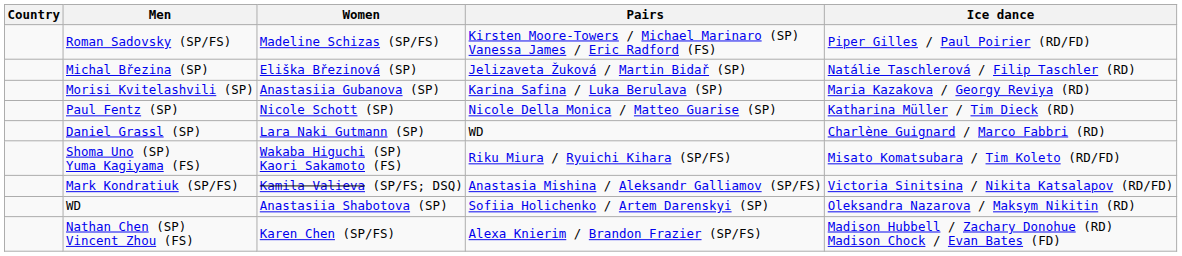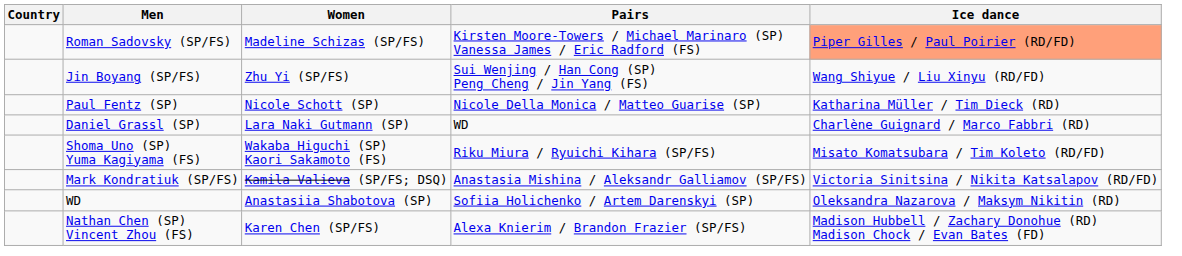(959, 42) no background -> (944, 42) lightsalmon background
+ row: (134, 77)
- row: (137, 70)
- row: (160, 90)
